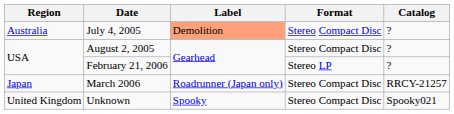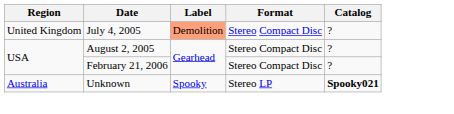(27, 30) Australia -> (44, 30) United Kingdom
(310, 65) Stereo LP -> (275, 65) Stereo Compact Disc
- row: (113, 83)
(44, 100) United Kingdom -> (27, 83) Australia
(335, 100) Stereo Compact Disc -> (250, 83) Stereo LP
(412, 100) normal -> (353, 83) bold
